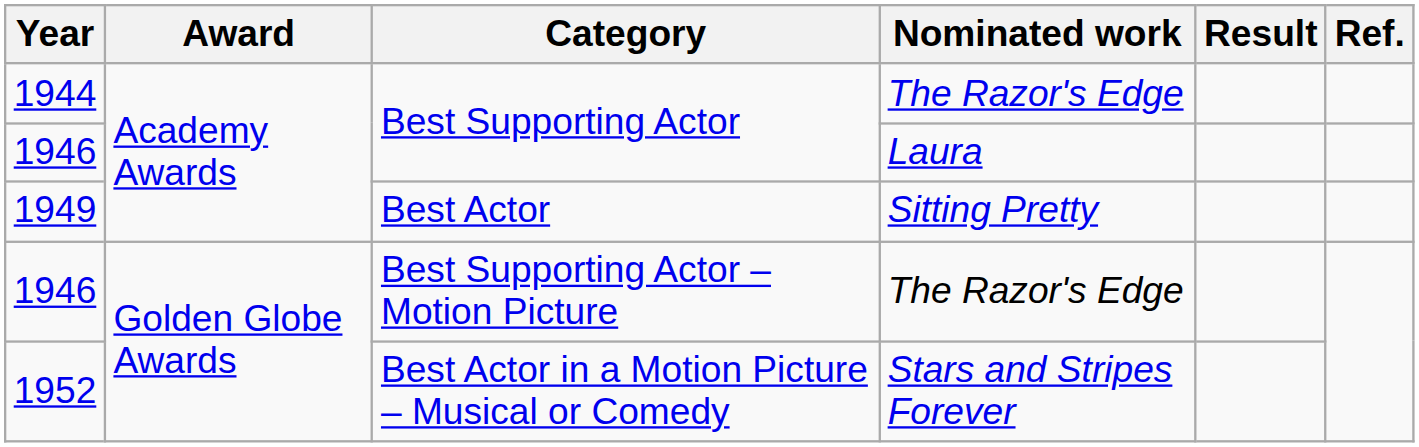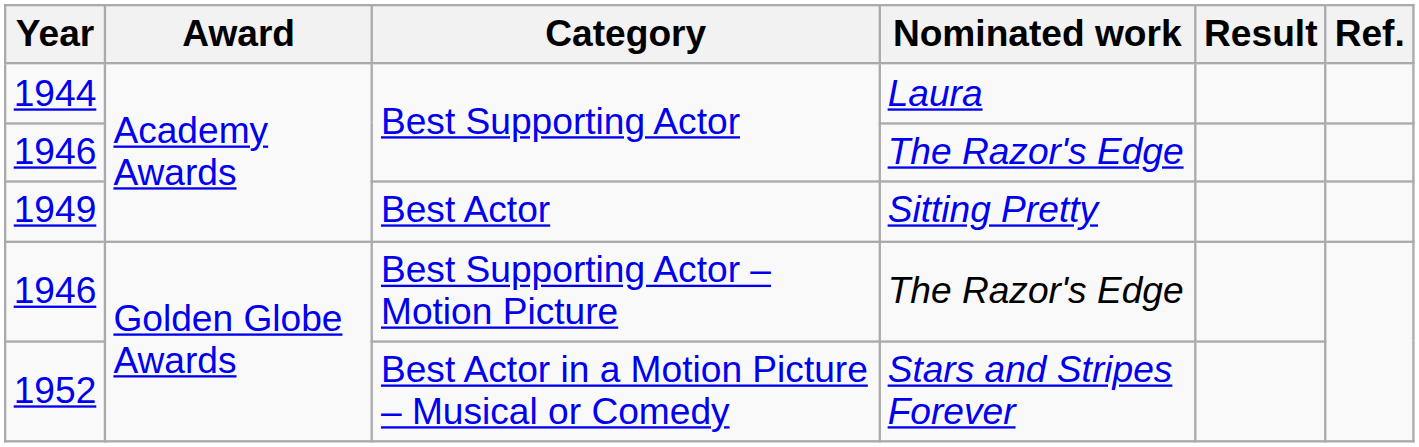(1036, 92) The Razor's Edge -> (935, 92) Laura
(935, 151) Laura -> (1036, 151) The Razor's Edge
